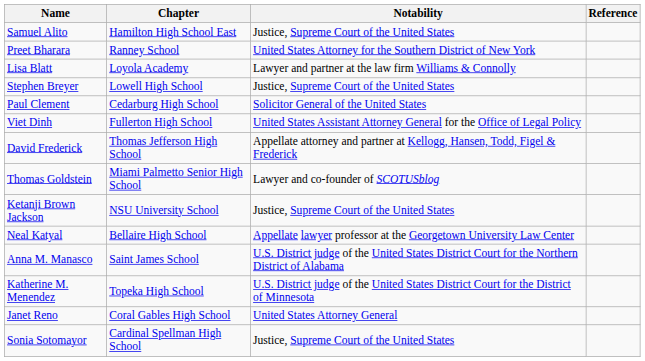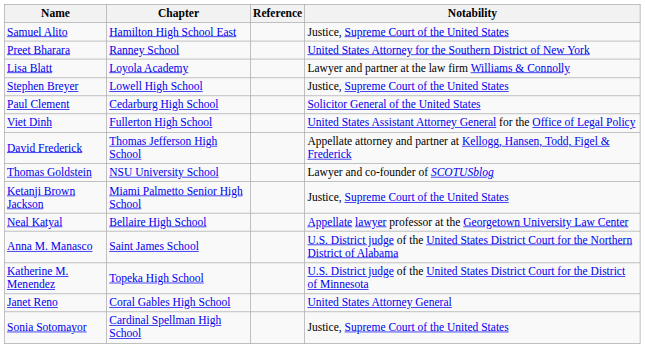columns swapped: (418, 13) <-> (613, 13)
(176, 179) Miami Palmetto Senior High School -> (164, 172) NSU University School
(164, 210) NSU University School -> (176, 197) Miami Palmetto Senior High School
